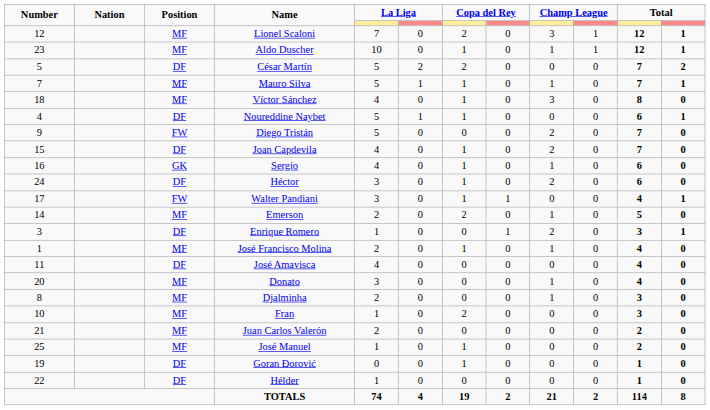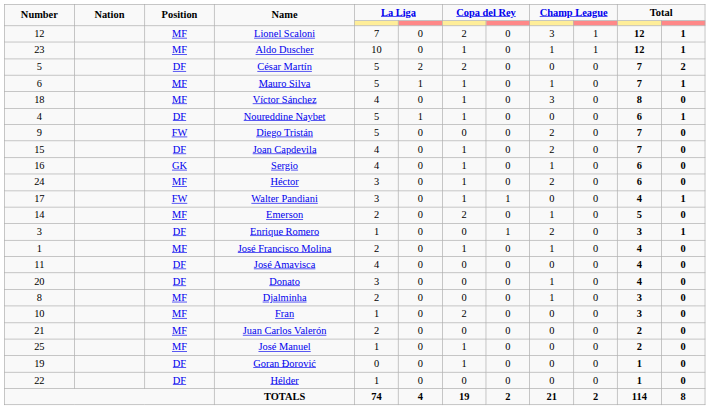(39, 83) 7 -> (39, 83) 6
(179, 182) DF -> (179, 182) MF
(179, 281) MF -> (179, 281) DF
